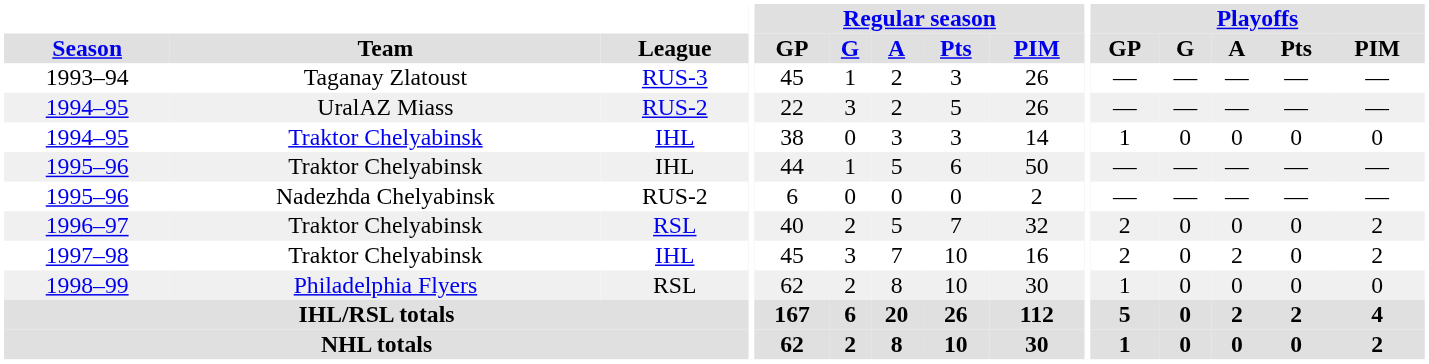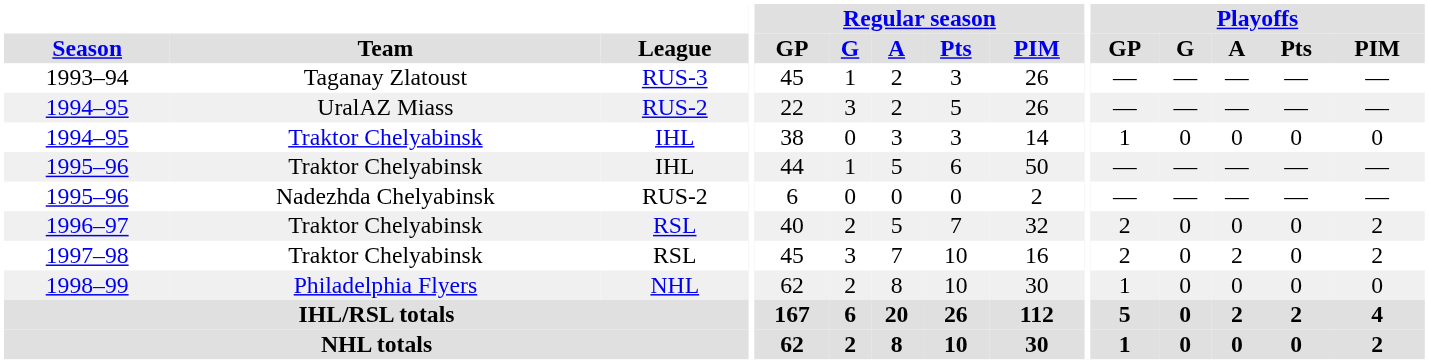(675, 255) IHL -> (675, 255) RSL
(675, 284) RSL -> (675, 284) NHL
